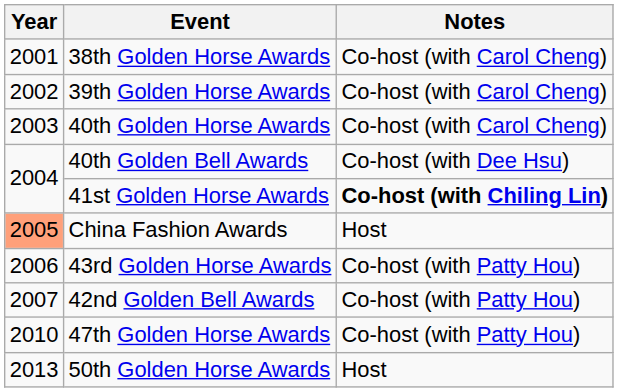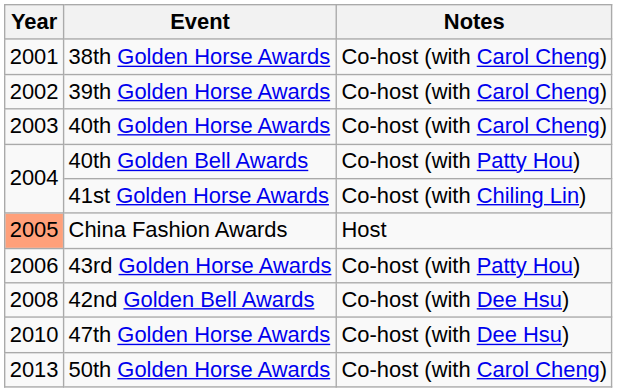(455, 160) Co-host (with Dee Hsu) -> (461, 160) Co-host (with Patty Hou)
(475, 195) bold -> (464, 195) normal
(34, 299) 2007 -> (34, 299) 2008
(461, 299) Co-host (with Patty Hou) -> (455, 299) Co-host (with Dee Hsu)
(461, 334) Co-host (with Patty Hou) -> (455, 334) Co-host (with Dee Hsu)
(364, 369) Host -> (474, 369) Co-host (with Carol Cheng)
